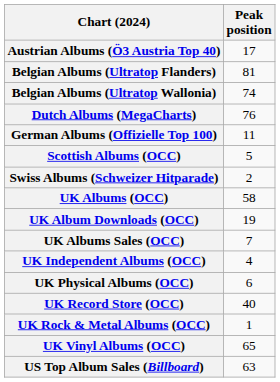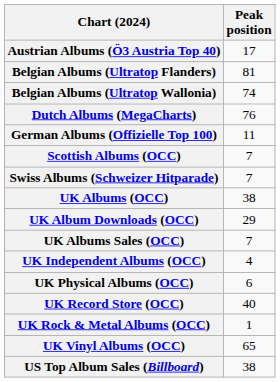(249, 156) 5 -> (249, 156) 7
(249, 177) 2 -> (249, 177) 7
(249, 198) 58 -> (249, 198) 38
(249, 219) 19 -> (249, 219) 29
(249, 366) 63 -> (249, 366) 38
